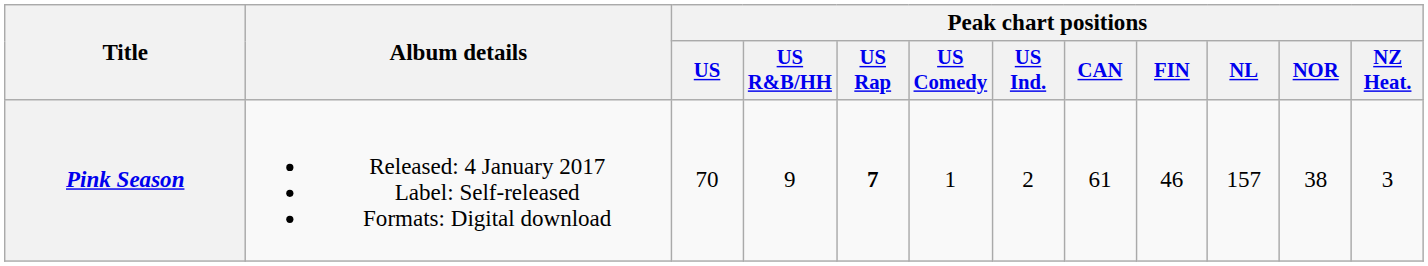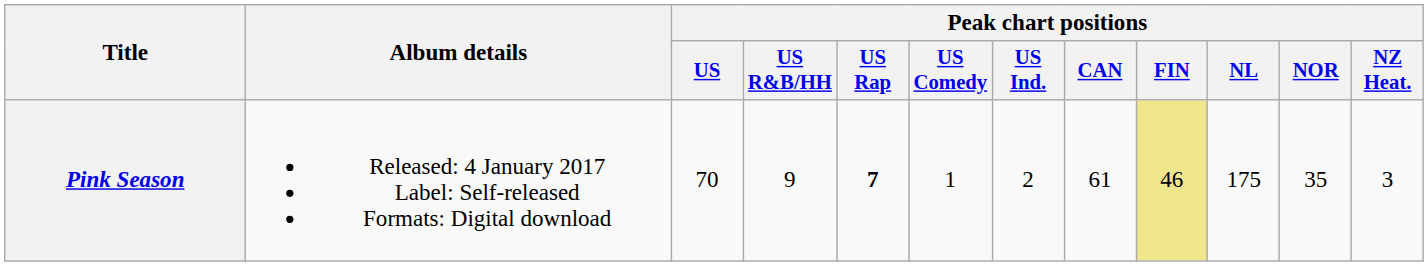(1172, 179) no background -> (1172, 179) khaki background
(1244, 179) 157 -> (1244, 179) 175
(1316, 179) 38 -> (1316, 179) 35
